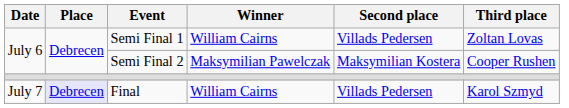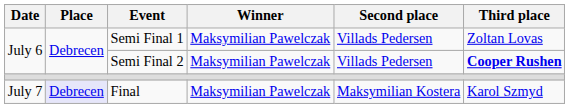(234, 39) William Cairns -> (260, 39) Maksymilian Pawelczak
(399, 62) Maksymilian Kostera -> (385, 62) Villads Pedersen
(511, 62) normal -> (514, 62) bold
(234, 91) William Cairns -> (260, 91) Maksymilian Pawelczak
(385, 91) Villads Pedersen -> (399, 91) Maksymilian Kostera
